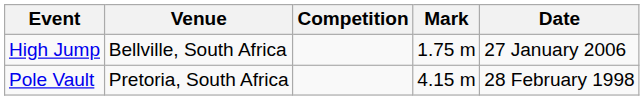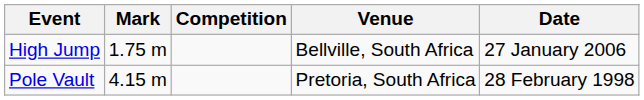columns swapped: (446, 19) <-> (199, 19)
